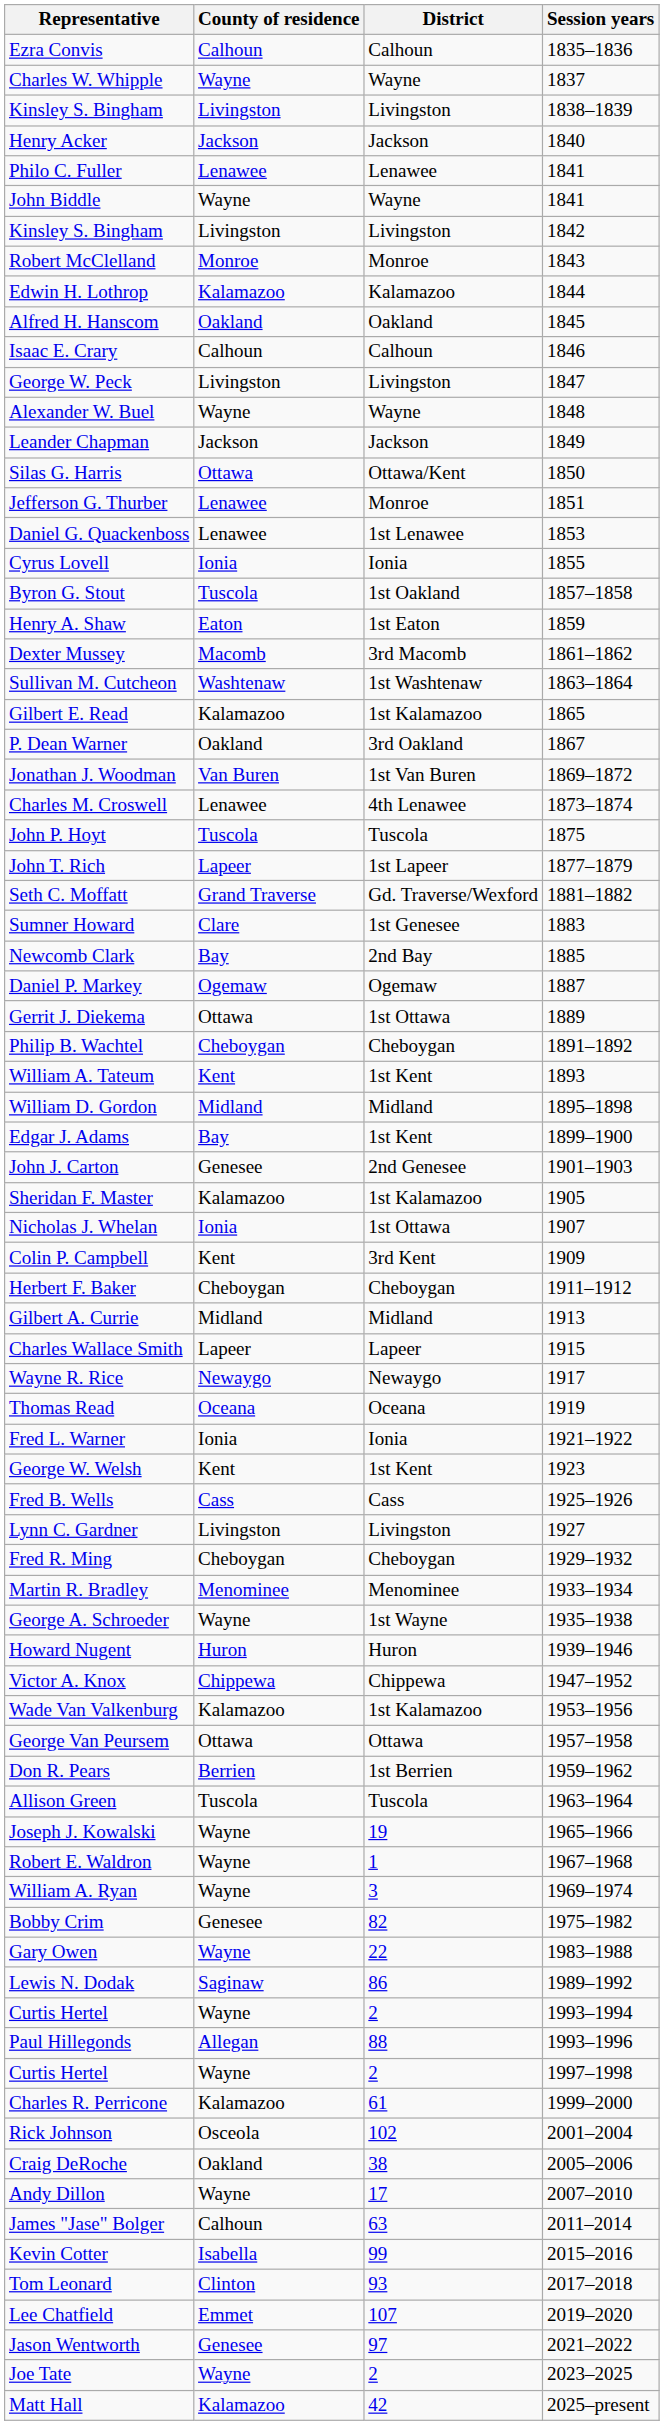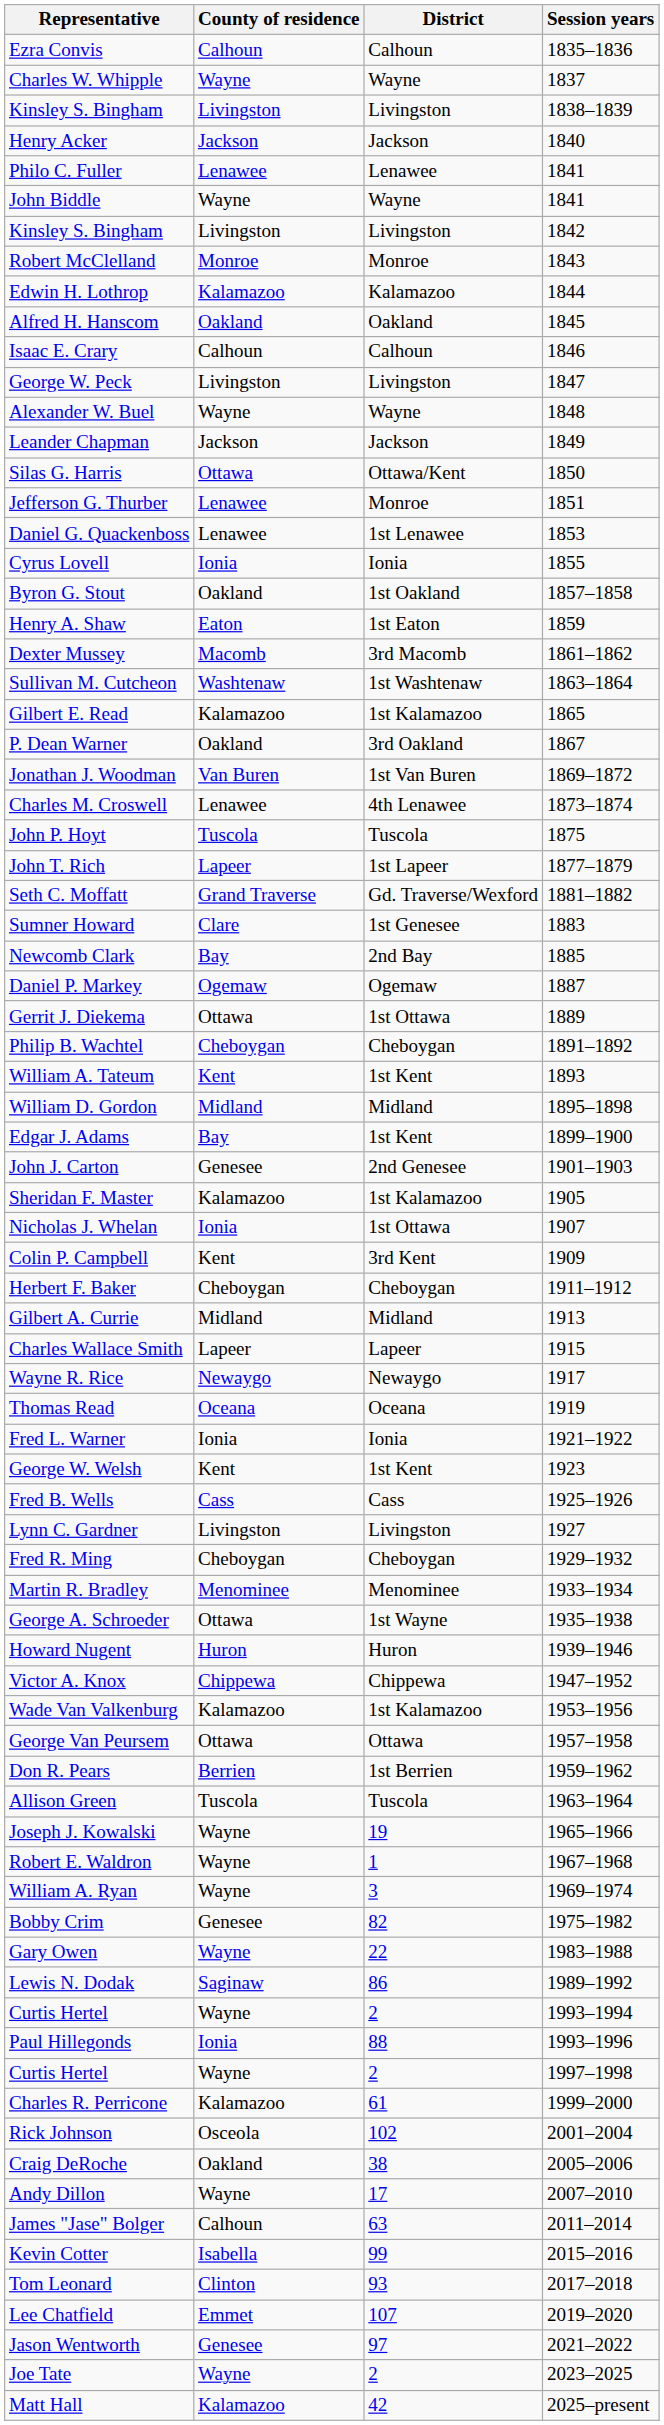(228, 593) Tuscola -> (230, 593) Oakland
(224, 1619) Wayne -> (226, 1619) Ottawa
(228, 2042) Allegan -> (218, 2042) Ionia
